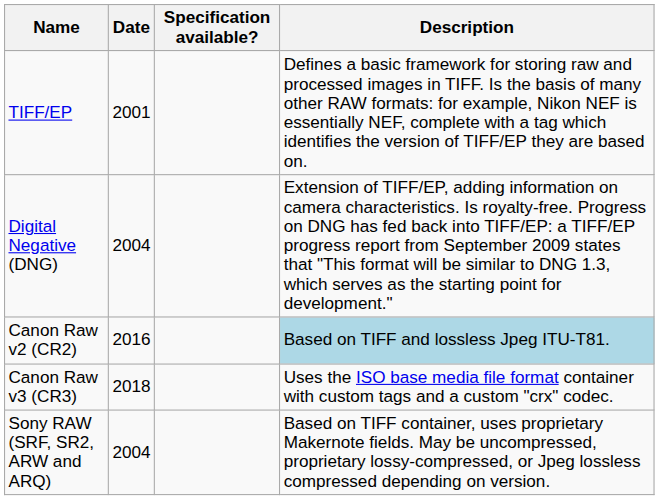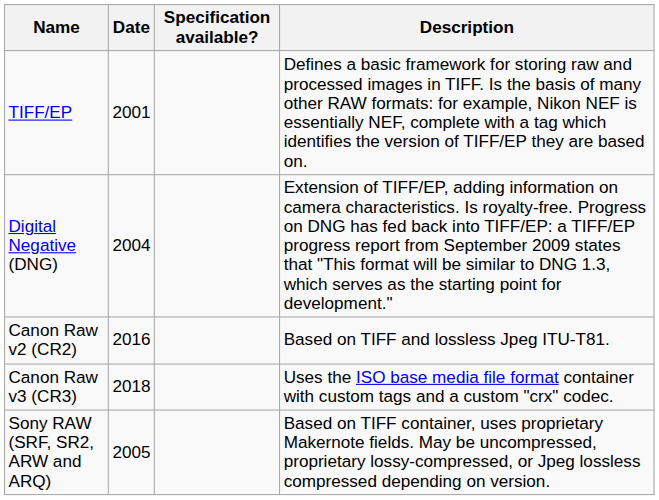(447, 340) lightblue background -> (447, 340) no background
(131, 452) 2004 -> (131, 452) 2005
